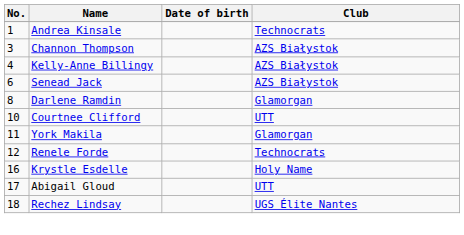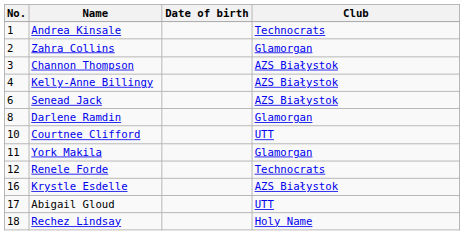+ row: (73, 48)
(284, 169) Holy Name -> (296, 187) AZS Białystok
(306, 204) UGS Élite Nantes -> (284, 222) Holy Name
